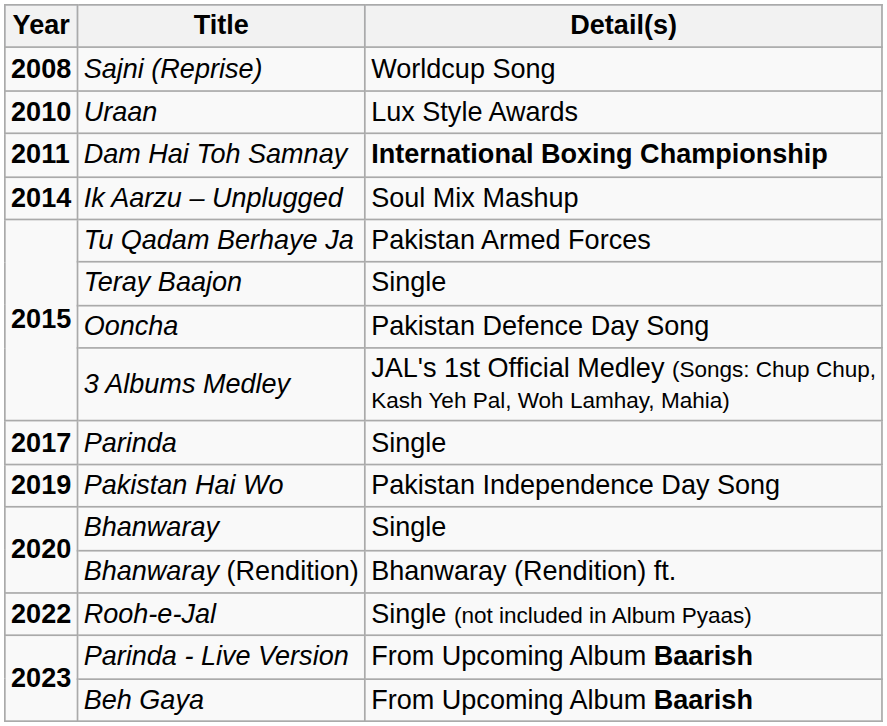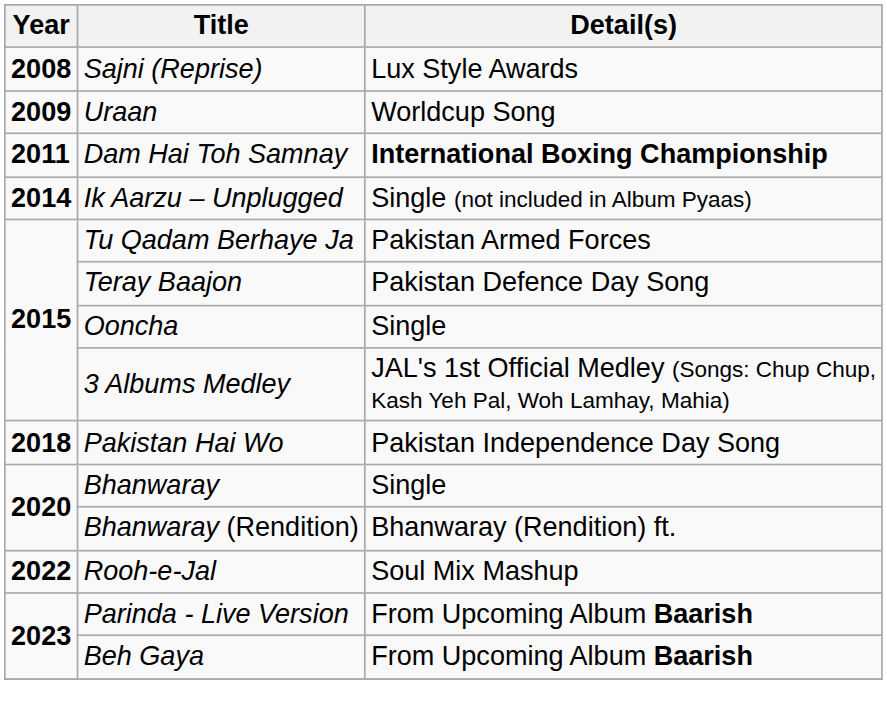(463, 68) Worldcup Song -> (475, 68) Lux Style Awards
(41, 111) 2010 -> (41, 111) 2009
(475, 111) Lux Style Awards -> (463, 111) Worldcup Song
(475, 197) Soul Mix Mashup -> (562, 197) Single (not included in Album Pyaas)
(409, 283) Single -> (540, 283) Pakistan Defence Day Song
(540, 326) Pakistan Defence Day Song -> (409, 326) Single
- row: (130, 442)
(41, 485) 2019 -> (41, 442) 2018
(562, 613) Single (not included in Album Pyaas) -> (475, 570) Soul Mix Mashup
